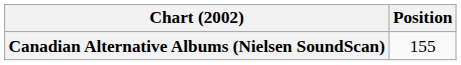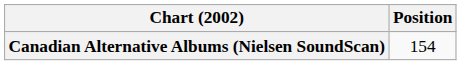(423, 45) 155 -> (423, 45) 154
